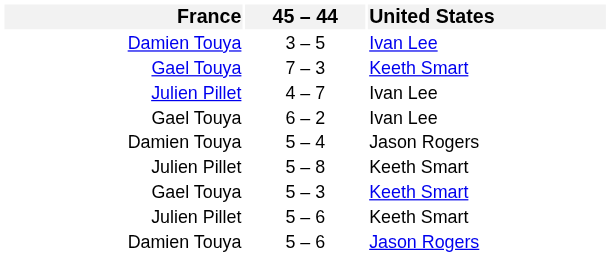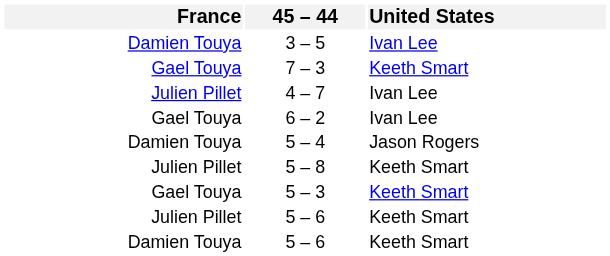(424, 241) Jason Rogers -> (419, 241) Keeth Smart
